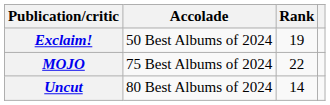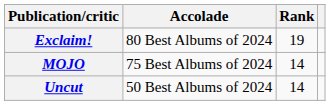(199, 40) 50 Best Albums of 2024 -> (199, 40) 80 Best Albums of 2024
(297, 64) 22 -> (297, 64) 14
(199, 87) 80 Best Albums of 2024 -> (199, 87) 50 Best Albums of 2024
